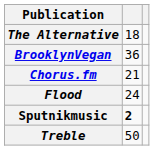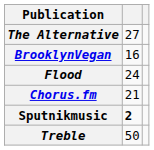(132, 35) 18 -> (132, 35) 27
(132, 55) 36 -> (132, 55) 16
rows swapped: (63, 75) <-> (63, 95)
